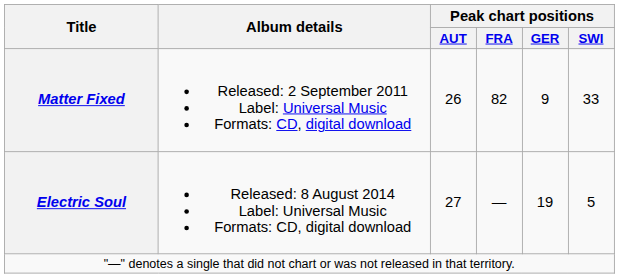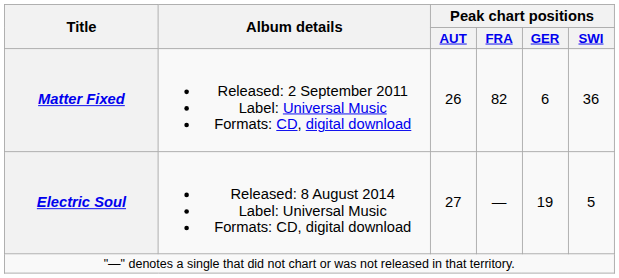(545, 100) 9 -> (545, 100) 6
(591, 100) 33 -> (591, 100) 36
